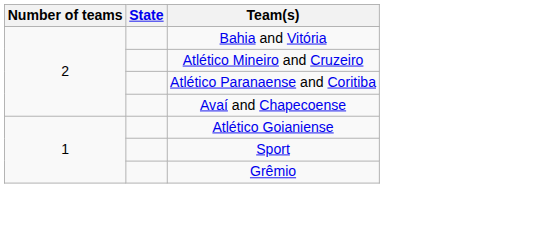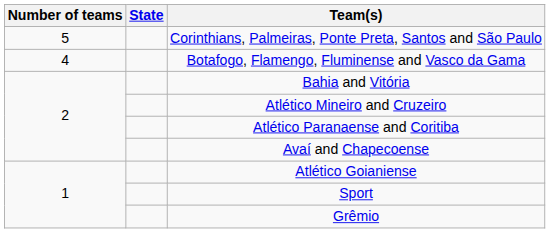+ row: (356, 37)
+ row: (356, 60)
